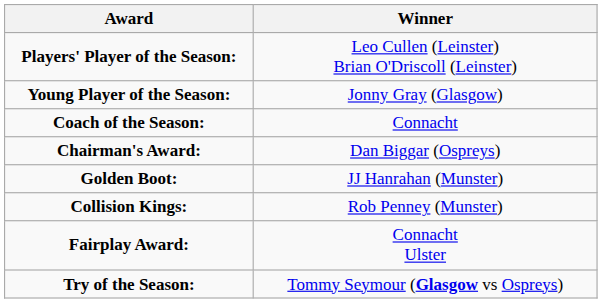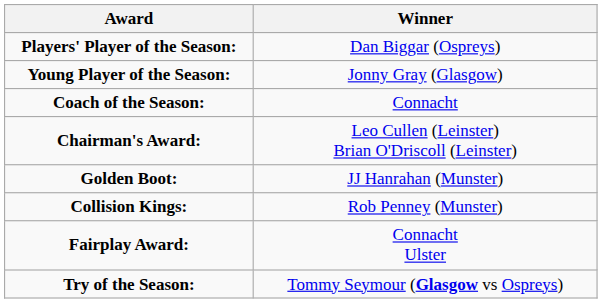(425, 56) Leo Cullen (Leinster) Brian O'Driscoll (Leinster) -> (425, 46) Dan Biggar (Ospreys)
(425, 151) Dan Biggar (Ospreys) -> (425, 141) Leo Cullen (Leinster) Brian O'Driscoll (Leinster)
